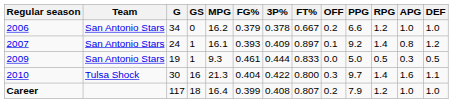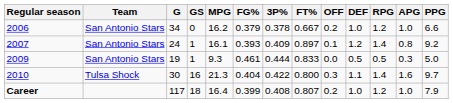columns swapped: (436, 12) <-> (359, 12)
